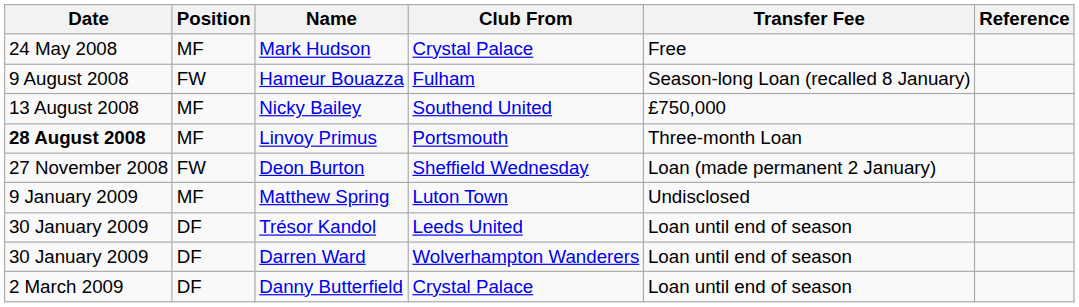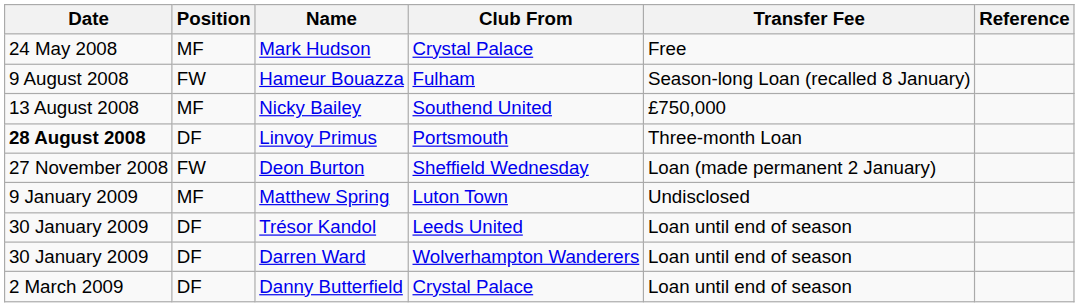(190, 138) MF -> (189, 138) DF
